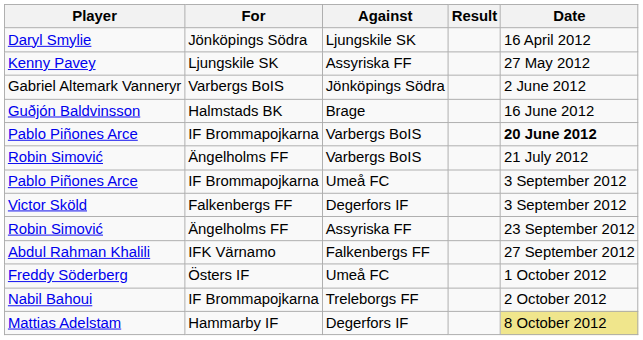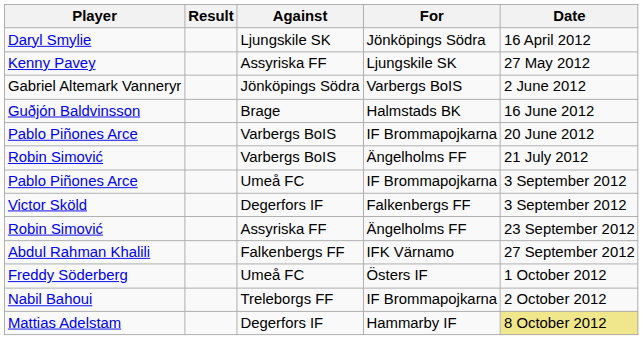columns swapped: (253, 16) <-> (474, 16)
(550, 134) bold -> (549, 134) normal
